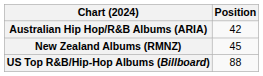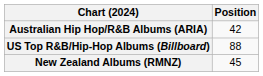rows swapped: (108, 46) <-> (108, 63)
